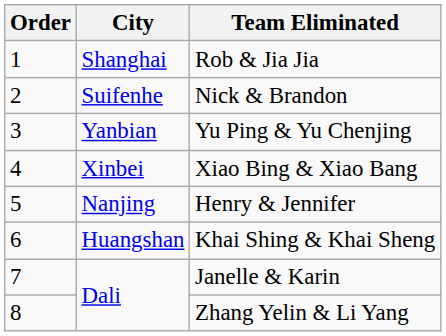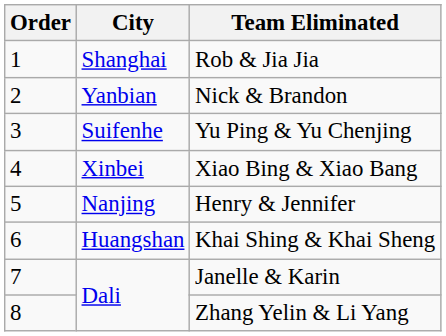(122, 95) Suifenhe -> (119, 95) Yanbian
(119, 131) Yanbian -> (122, 131) Suifenhe
